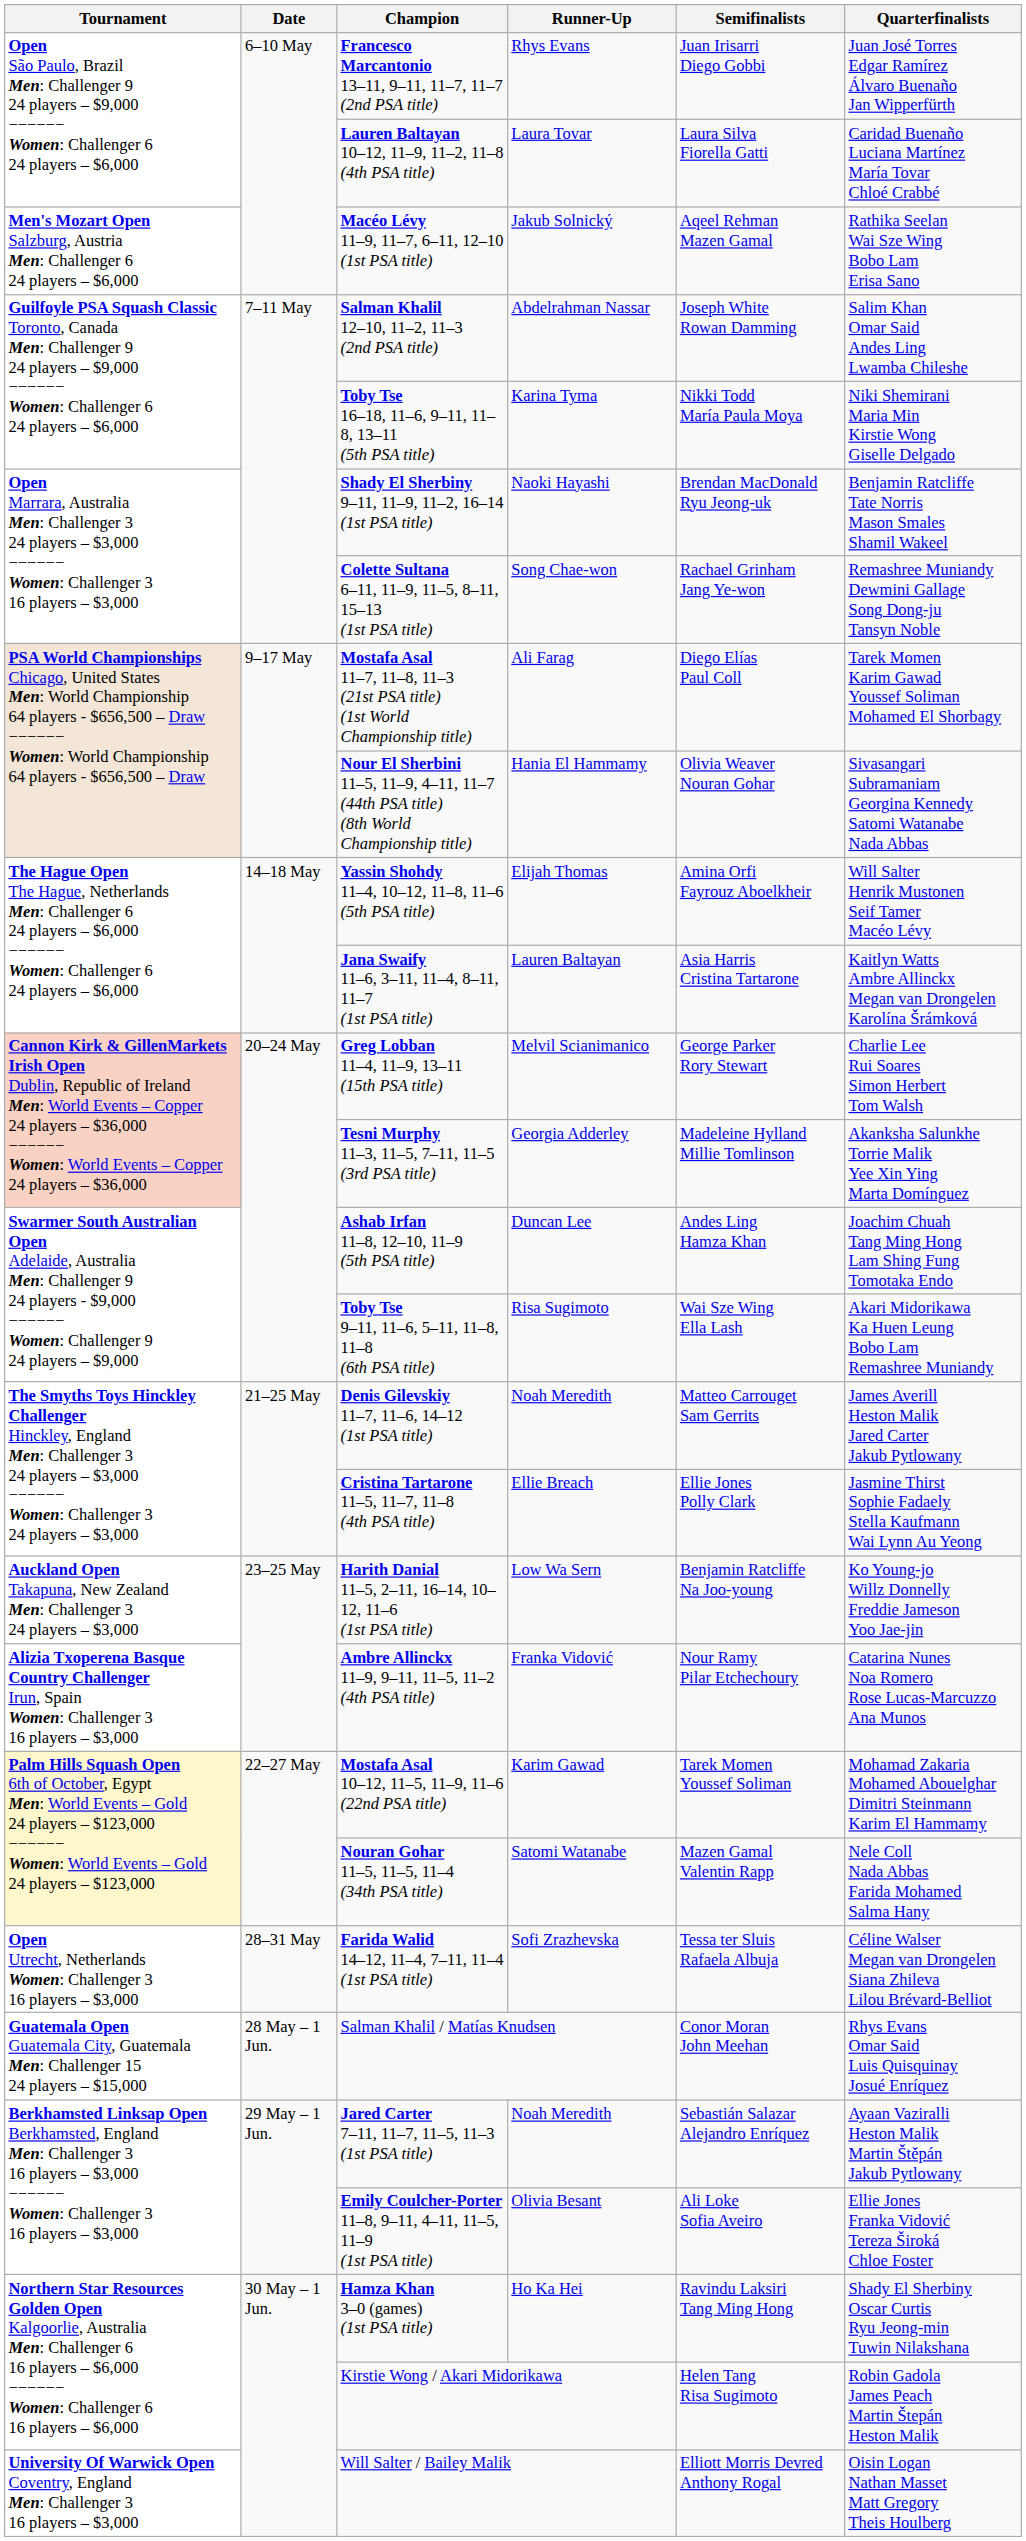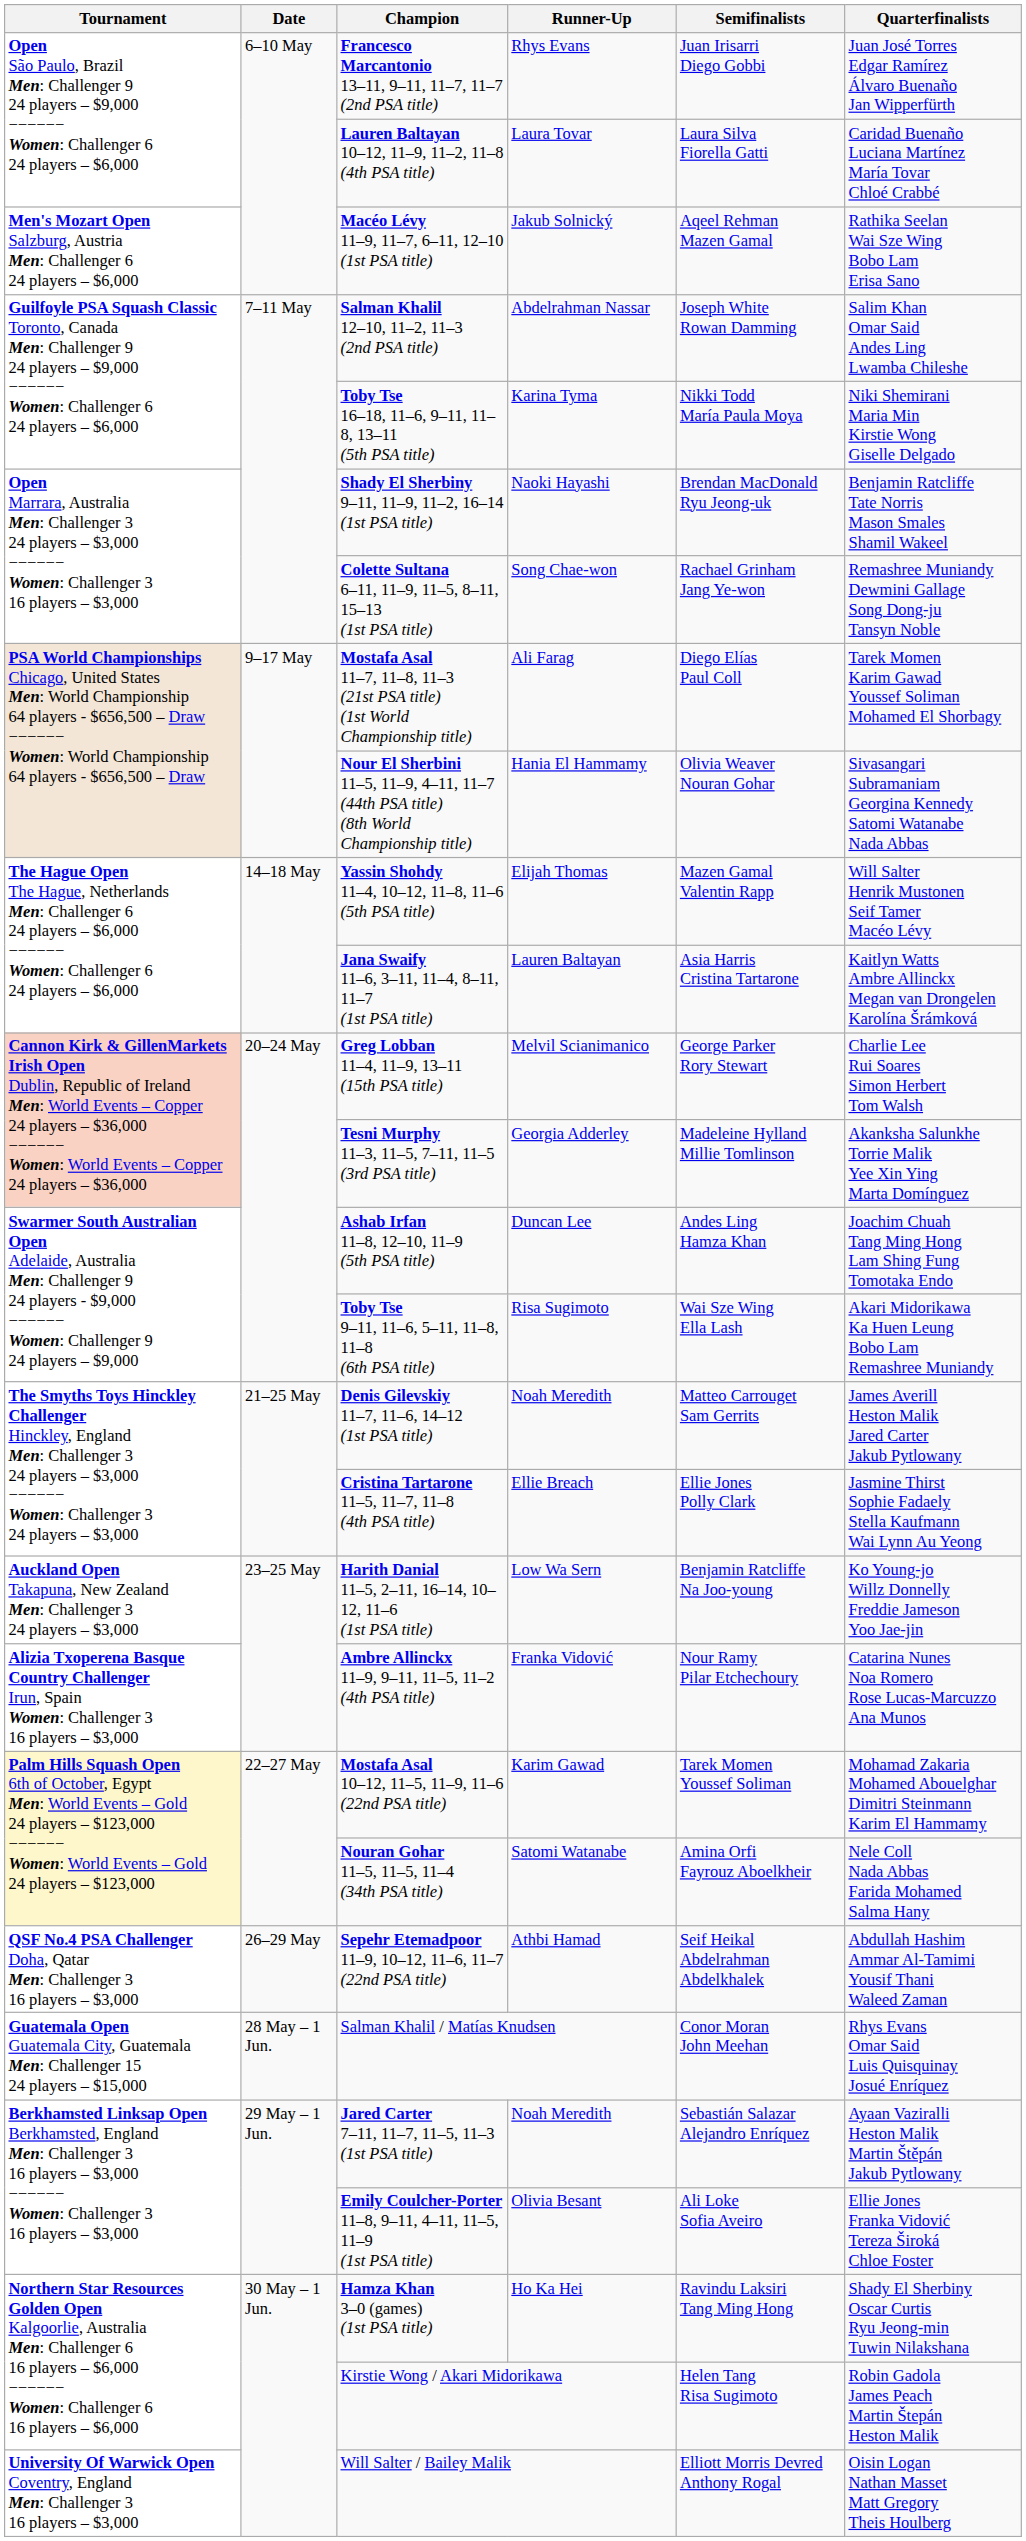(746, 881) Amina Orfi Fayrouz Aboelkheir -> (727, 881) Mazen Gamal Valentin Rapp
(727, 1861) Mazen Gamal Valentin Rapp -> (746, 1861) Amina Orfi Fayrouz Aboelkheir
+ row: (422, 1959)
- row: (422, 1959)
